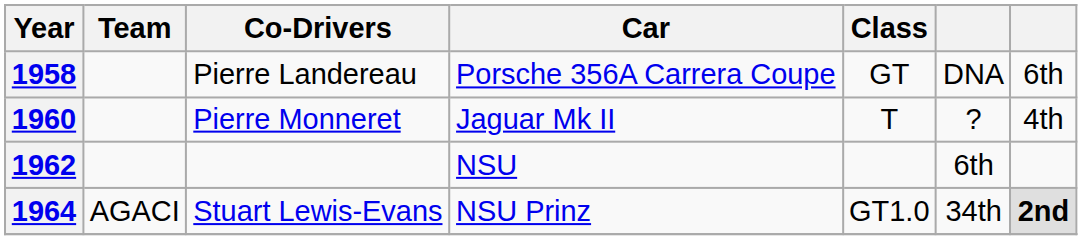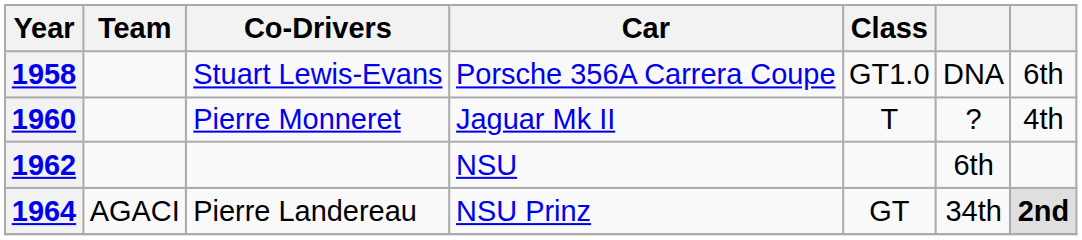(305, 74) Pierre Landereau -> (318, 74) Stuart Lewis-Evans
(889, 74) GT -> (889, 74) GT1.0
(318, 211) Stuart Lewis-Evans -> (305, 211) Pierre Landereau
(889, 211) GT1.0 -> (889, 211) GT
